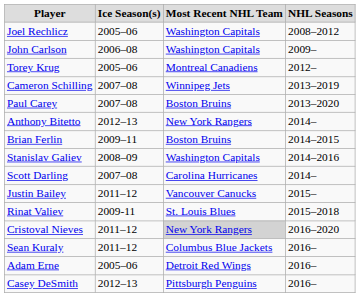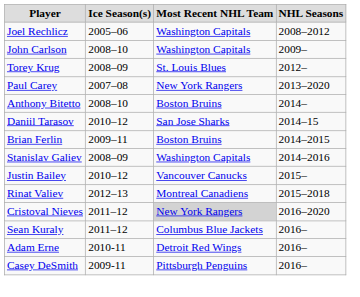(118, 49) 2006–08 -> (108, 49) 2008–10
(118, 67) 2005–06 -> (108, 67) 2008–09
(212, 67) Montreal Canadiens -> (191, 67) St. Louis Blues
- row: (50, 85)
(198, 103) Boston Bruins -> (199, 85) New York Rangers
(118, 121) 2012–13 -> (108, 103) 2008–10
(209, 121) New York Rangers -> (189, 103) Boston Bruins
+ row: (40, 121)
- row: (37, 175)
(117, 193) 2011–12 -> (108, 175) 2010–12
(116, 211) 2009-11 -> (108, 193) 2012–13
(201, 211) St. Louis Blues -> (202, 193) Montreal Canadiens
(118, 265) 2005–06 -> (107, 247) 2010-11
(118, 283) 2012–13 -> (107, 265) 2009-11
